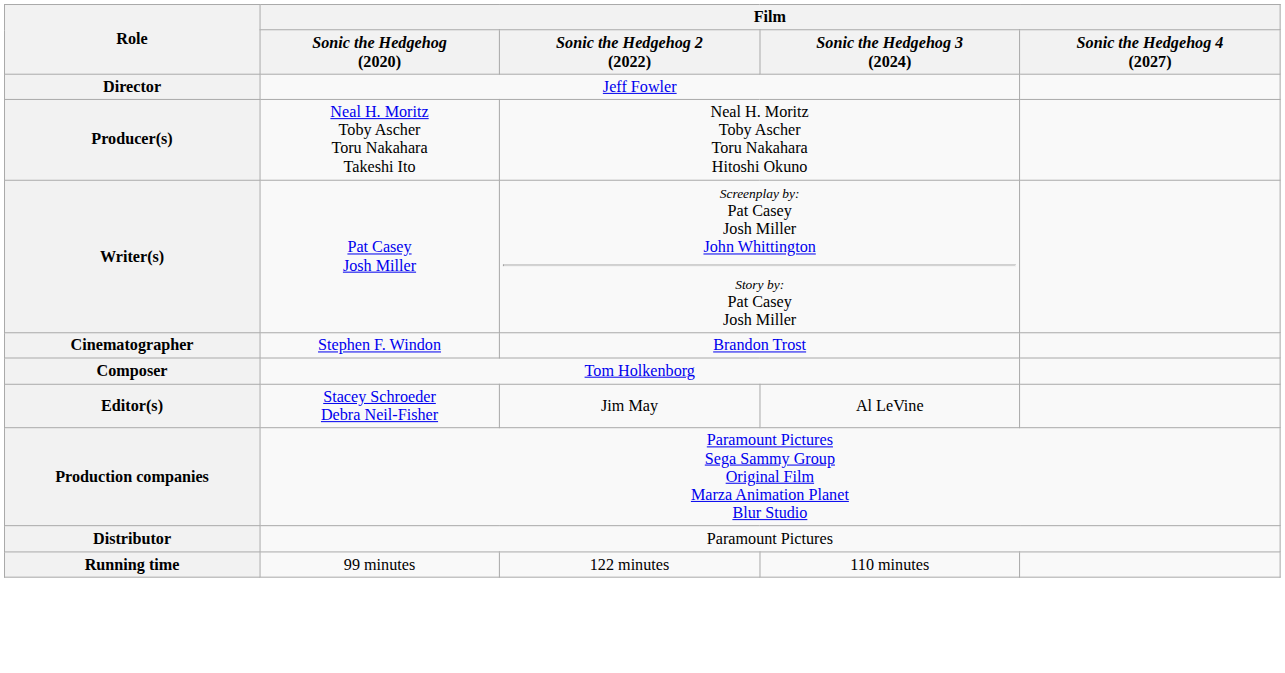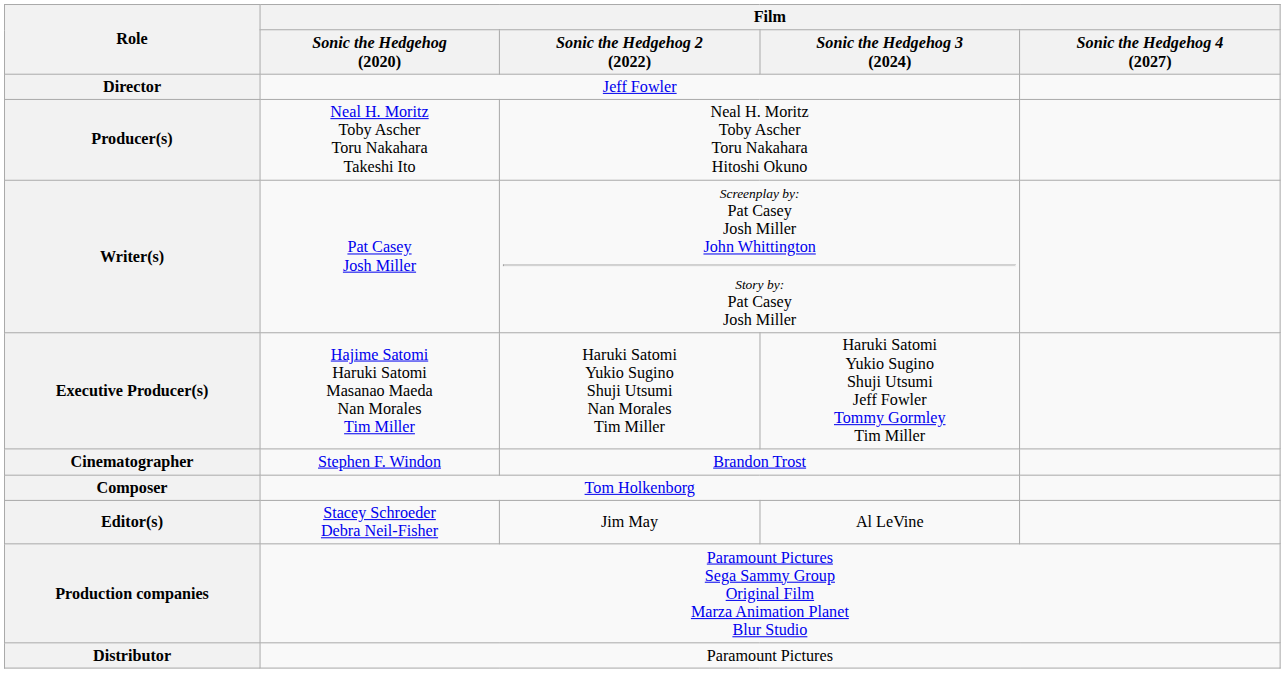+ row: (132, 390)
- row: (132, 564)
